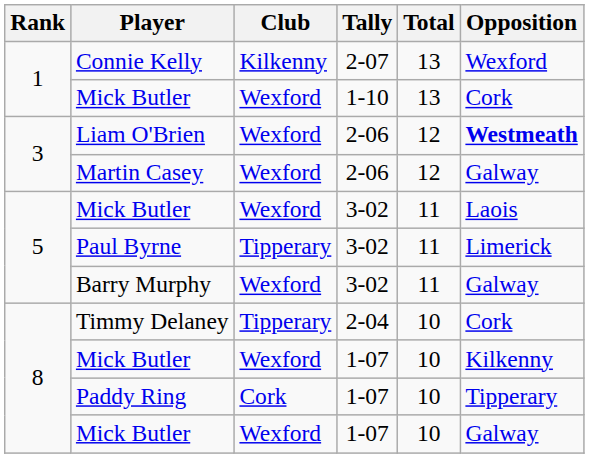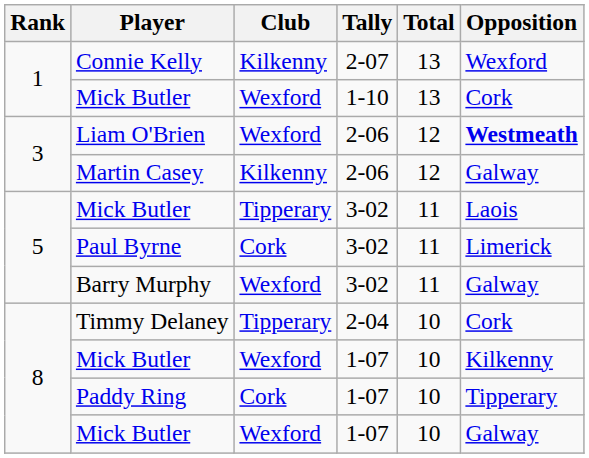(280, 172) Wexford -> (283, 172) Kilkenny
(280, 209) Wexford -> (285, 209) Tipperary
(285, 246) Tipperary -> (263, 246) Cork
